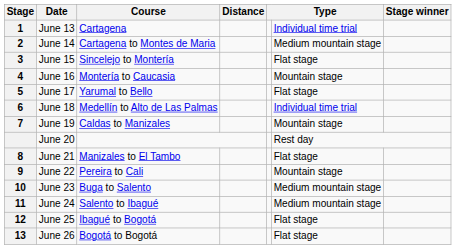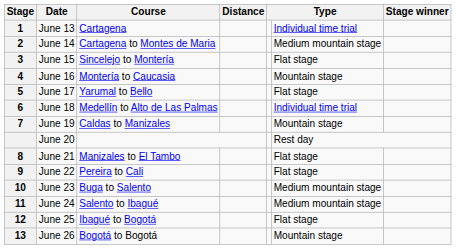(308, 172) Mountain stage -> (296, 172) Flat stage
(296, 236) Flat stage -> (308, 236) Mountain stage
